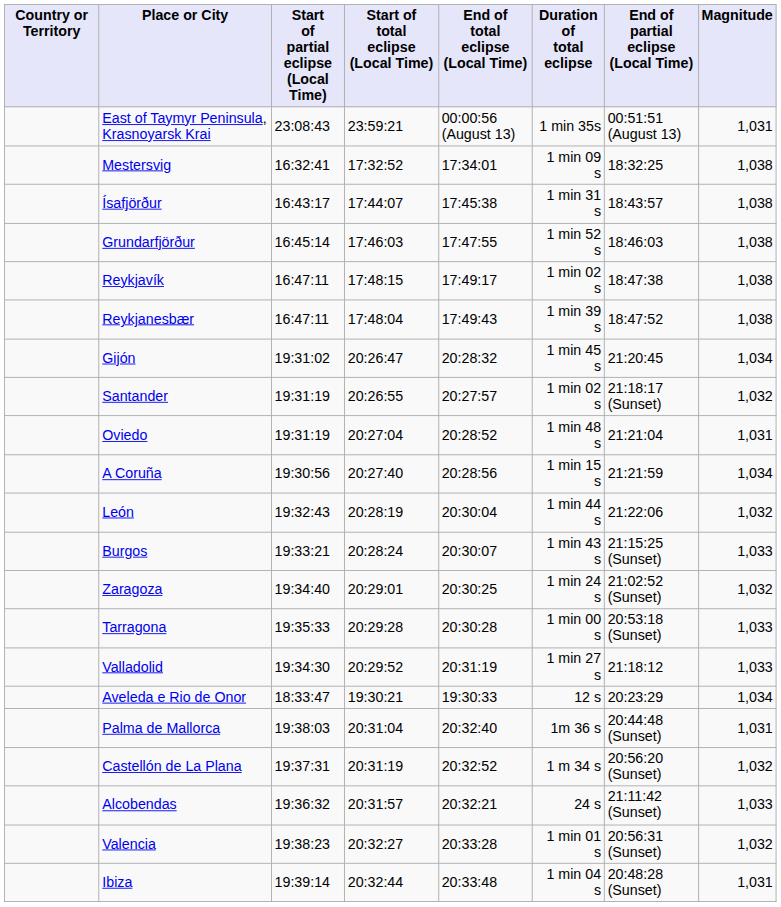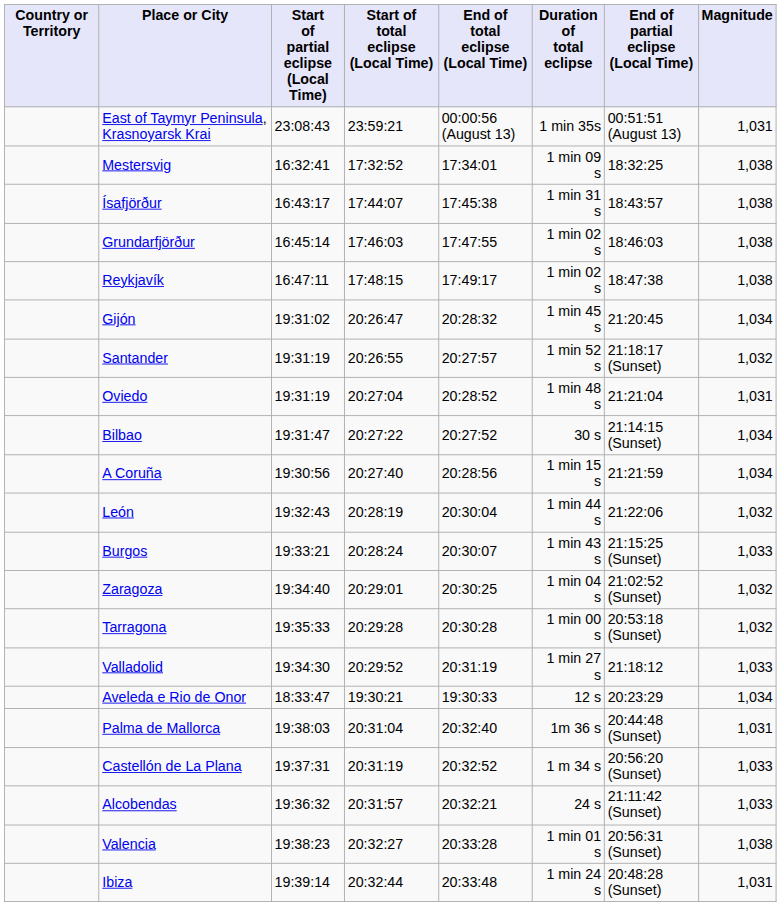(574, 242) 1 min 52 s -> (574, 242) 1 min 02 s
- row: (148, 319)
(574, 396) 1 min 02 s -> (574, 358) 1 min 52 s
+ row: (122, 435)
(574, 589) 1 min 24 s -> (574, 589) 1 min 04 s
(755, 628) 1,033 -> (755, 628) 1,032
(755, 766) 1,032 -> (755, 766) 1,033
(755, 843) 1,032 -> (755, 843) 1,038
(574, 882) 1 min 04 s -> (574, 882) 1 min 24 s
